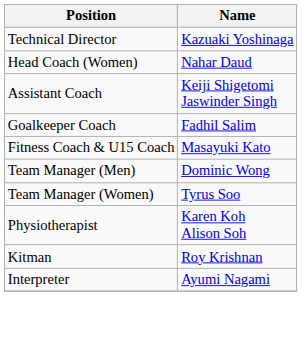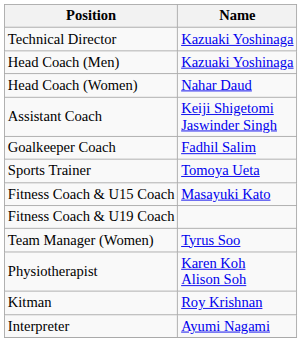+ row: (64, 62)
+ row: (49, 170)
+ row: (91, 217)
- row: (72, 170)
